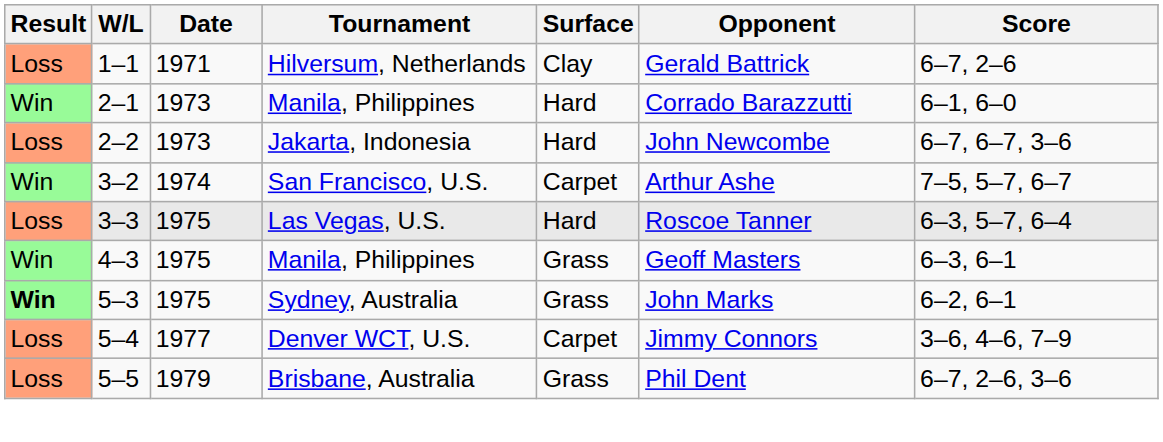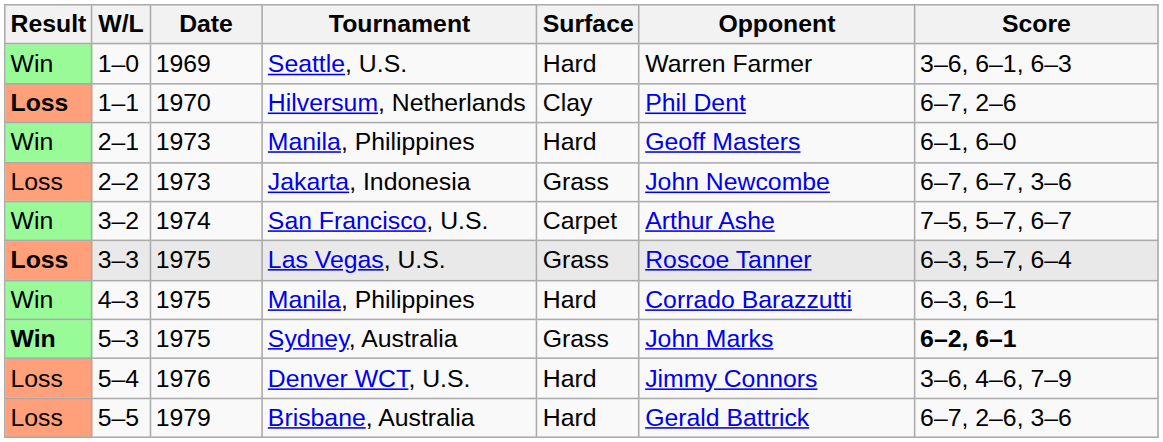+ row: (118, 63)
(37, 63) normal -> (39, 102) bold
(183, 63) 1971 -> (183, 102) 1970
(727, 63) Gerald Battrick -> (696, 102) Phil Dent
(749, 102) Corrado Barazzutti -> (723, 142) Geoff Masters
(570, 142) Hard -> (576, 181) Grass
(37, 220) normal -> (39, 260) bold
(570, 220) Hard -> (576, 260) Grass
(576, 260) Grass -> (570, 299) Hard
(723, 260) Geoff Masters -> (749, 299) Corrado Barazzutti
(968, 299) normal -> (968, 338) bold
(183, 338) 1977 -> (183, 378) 1976
(580, 338) Carpet -> (570, 378) Hard
(576, 378) Grass -> (570, 417) Hard
(696, 378) Phil Dent -> (727, 417) Gerald Battrick
